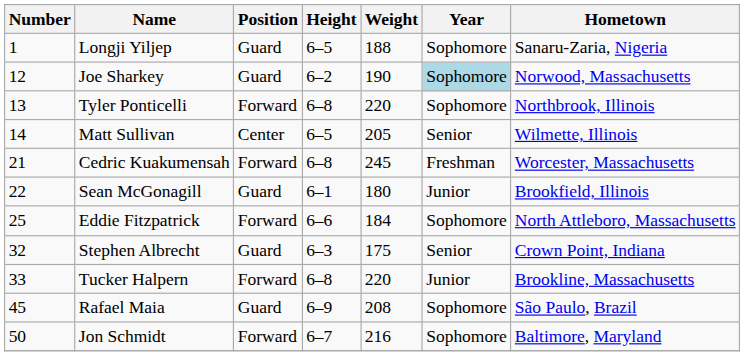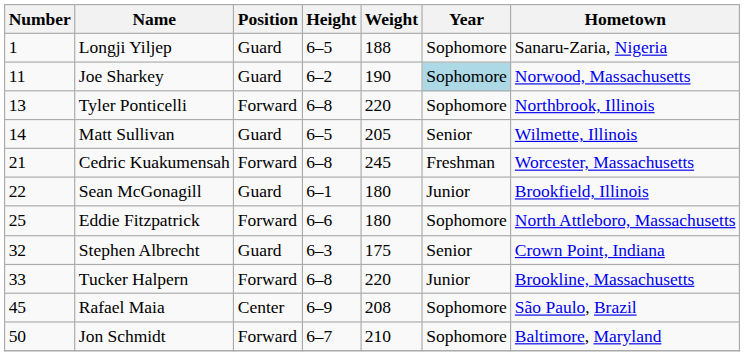(17, 76) 12 -> (17, 76) 11
(261, 134) Center -> (260, 134) Guard
(378, 220) 184 -> (378, 220) 180
(260, 307) Guard -> (261, 307) Center
(378, 336) 216 -> (378, 336) 210
